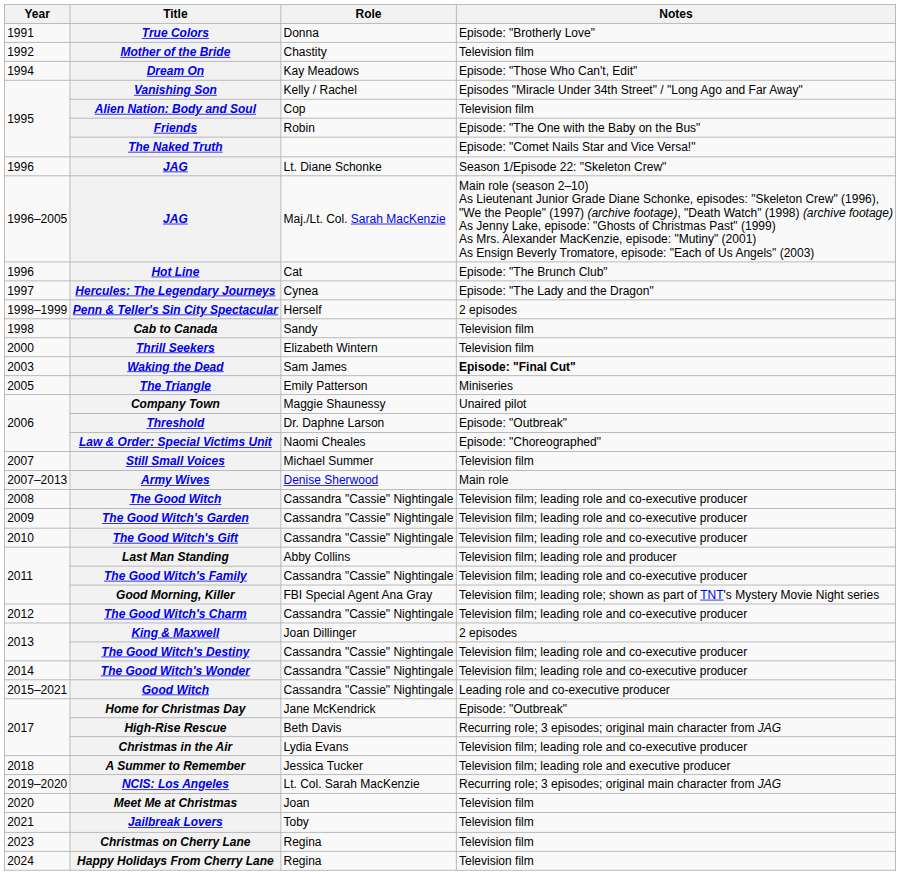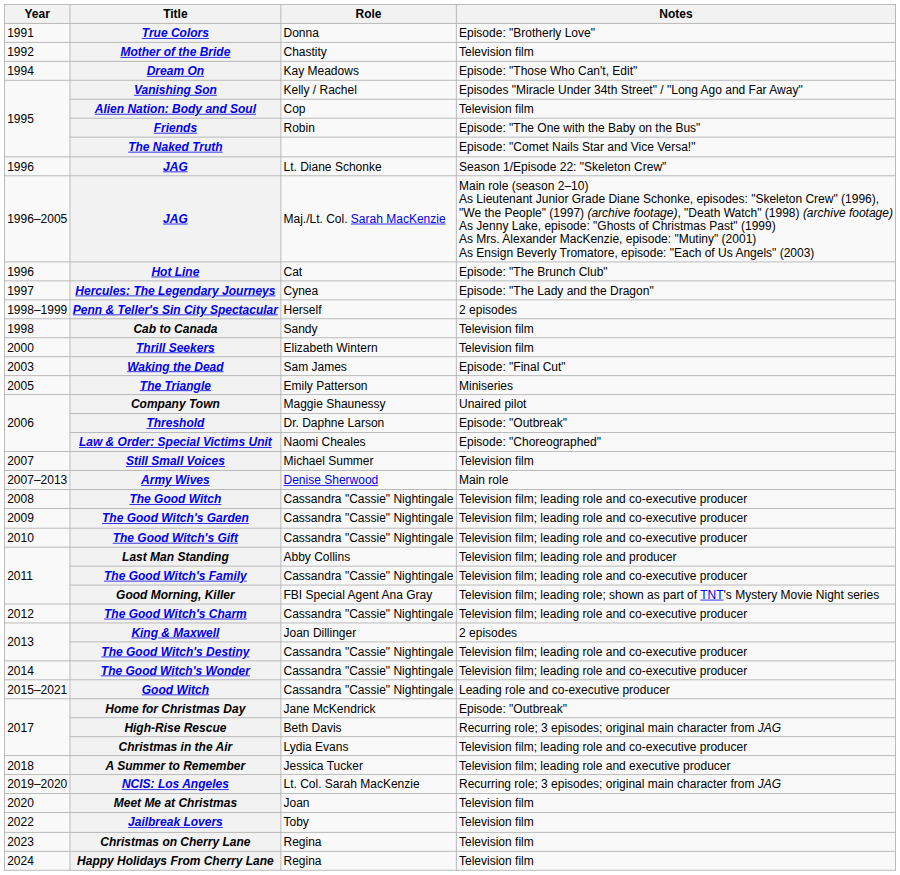(517, 366) bold -> (512, 366) normal
(21, 823) 2021 -> (21, 823) 2022
